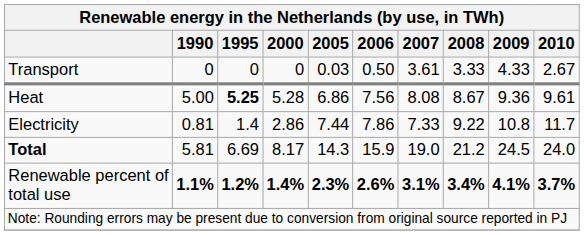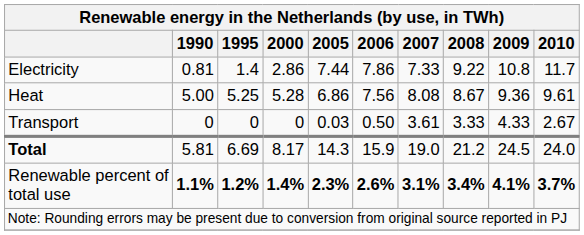rows swapped: (44, 124) <-> (43, 69)
(243, 98) bold -> (243, 95) normal
